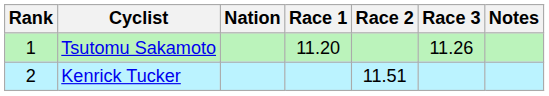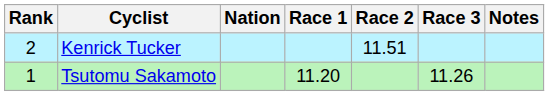rows swapped: (139, 47) <-> (121, 76)
